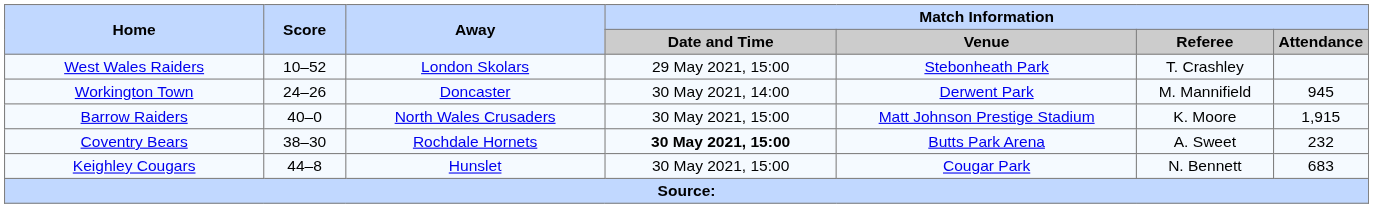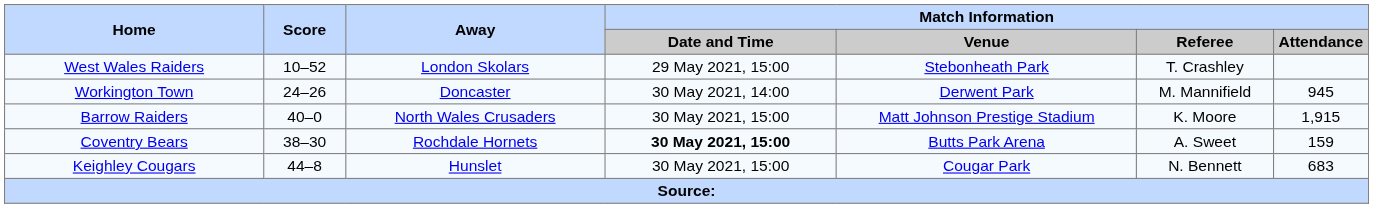(1321, 141) 232 -> (1321, 141) 159
